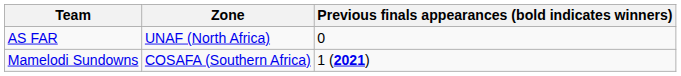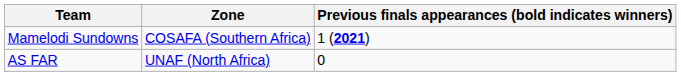rows swapped: (33, 37) <-> (73, 60)
